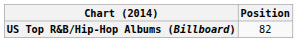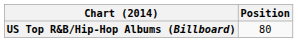(265, 30) 82 -> (265, 30) 80
